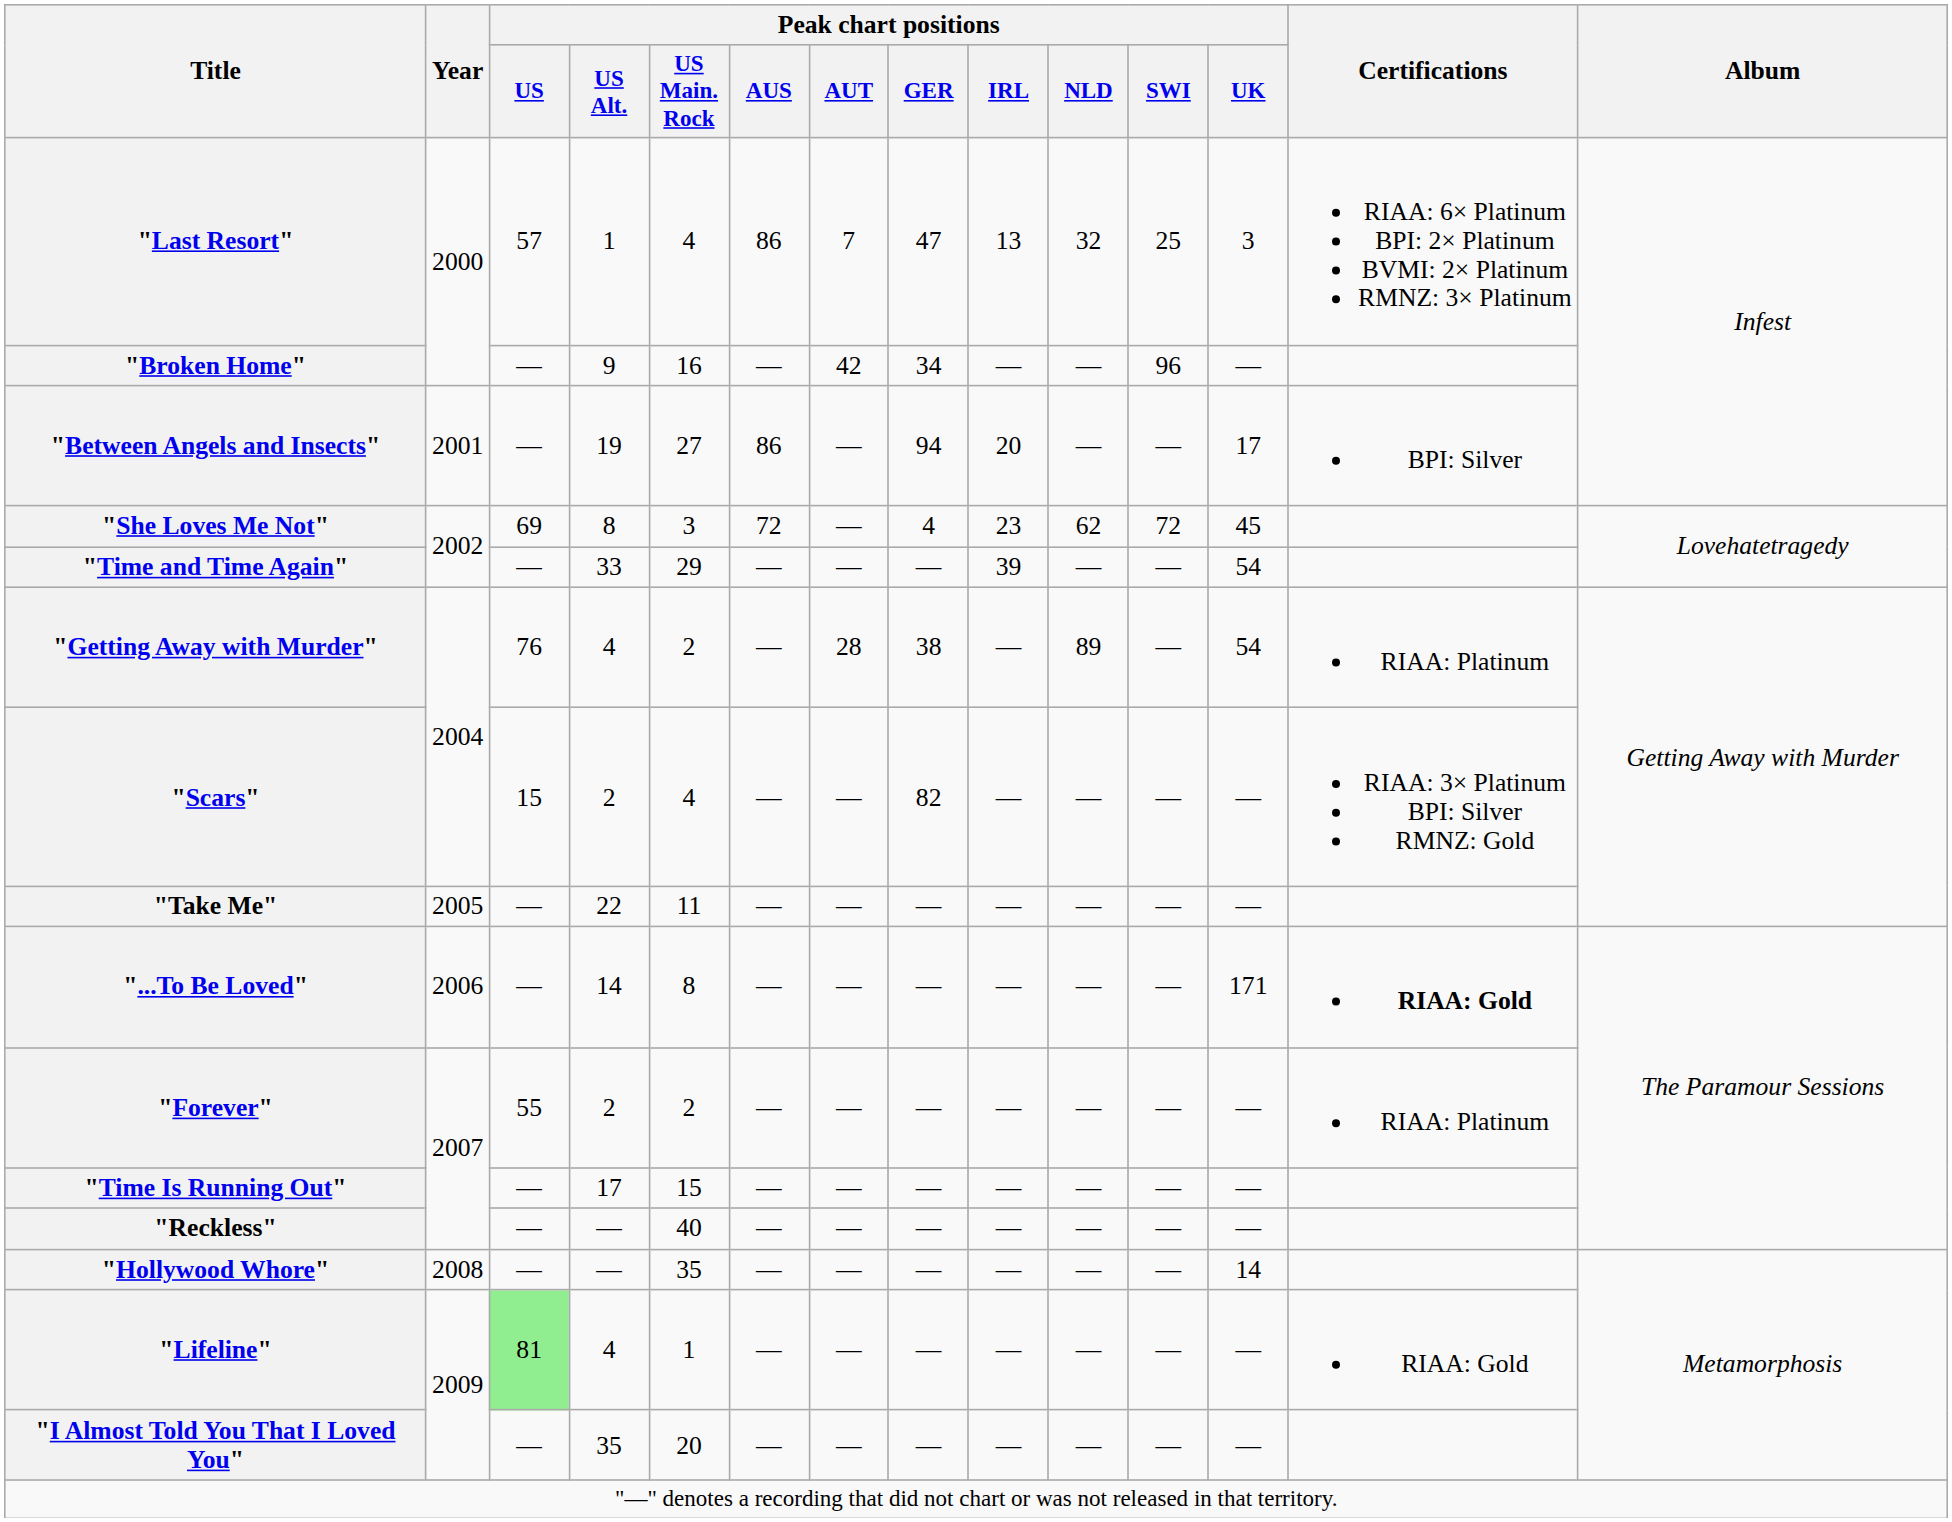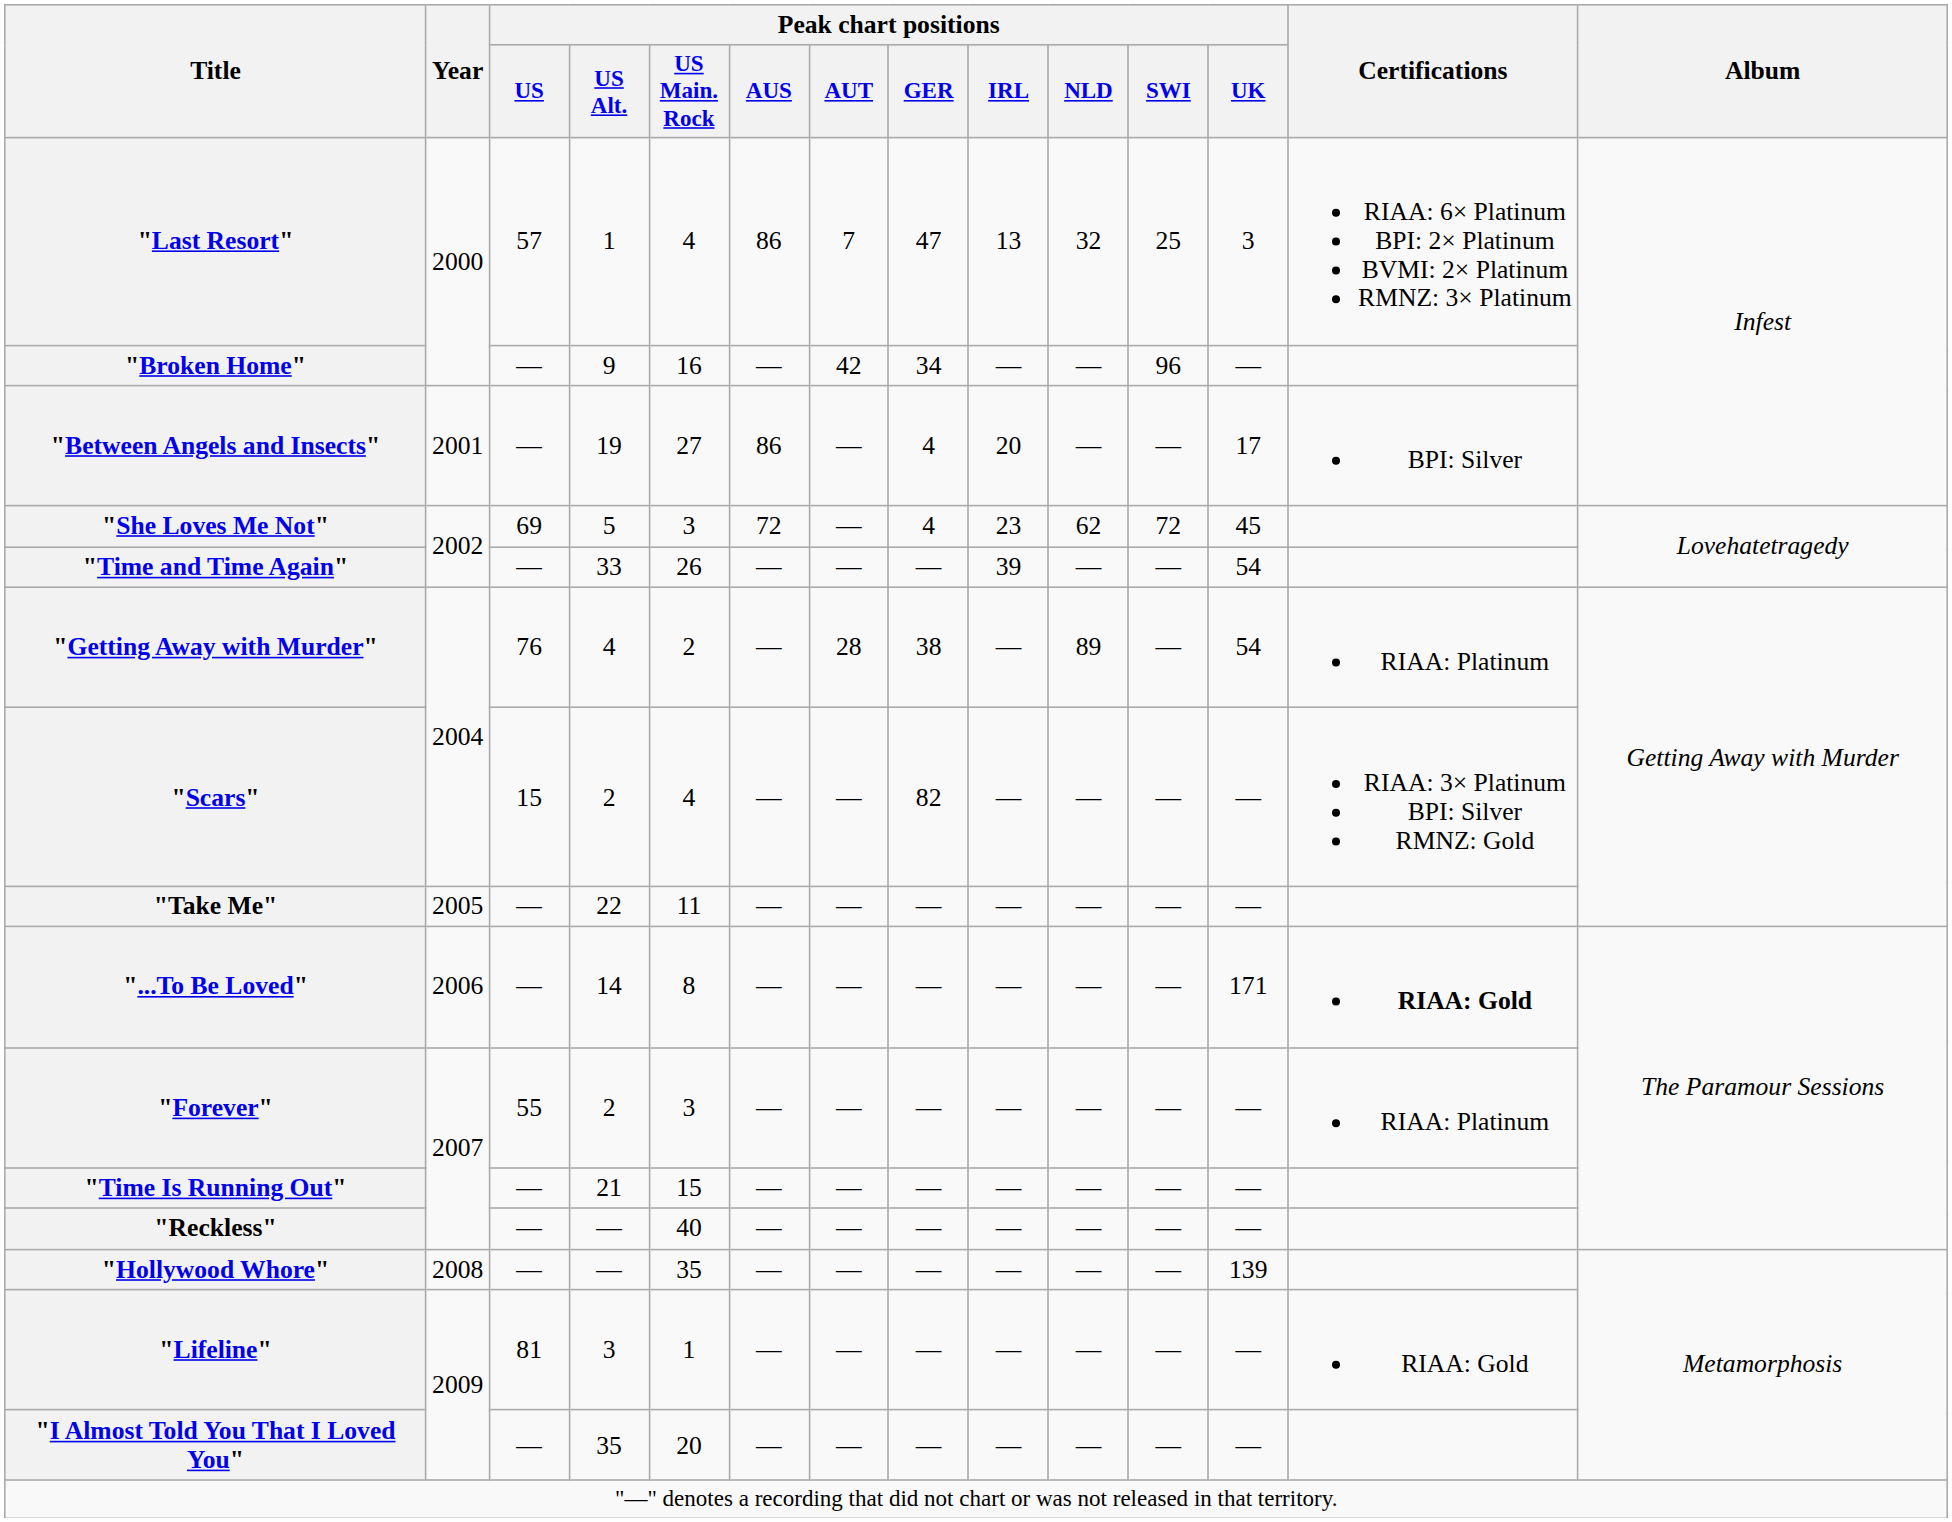(929, 445) 94 -> (929, 445) 4
(609, 526) 8 -> (609, 526) 5
(689, 566) 29 -> (689, 566) 26
(689, 1107) 2 -> (689, 1107) 3
(609, 1187) 17 -> (609, 1187) 21
(1248, 1268) 14 -> (1248, 1268) 139
(529, 1349) lightgreen background -> (529, 1349) no background
(609, 1349) 4 -> (609, 1349) 3
